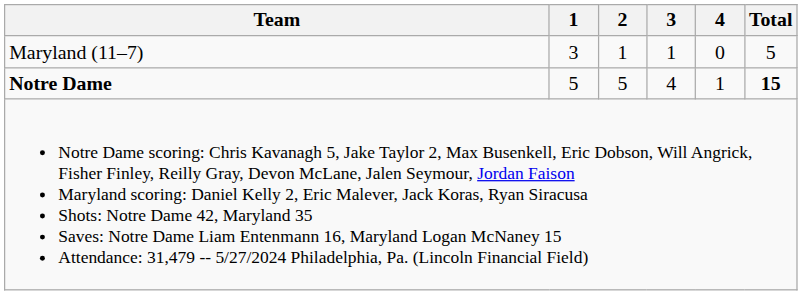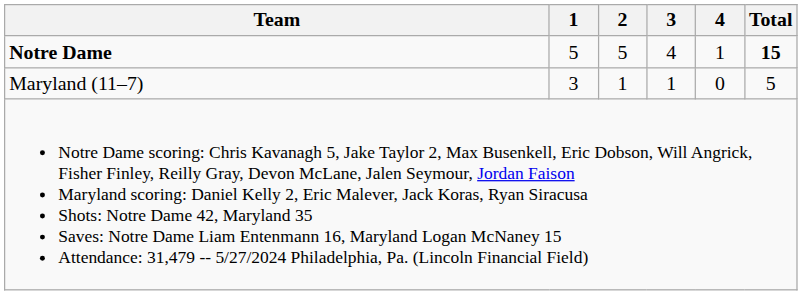rows swapped: (61, 83) <-> (76, 51)
